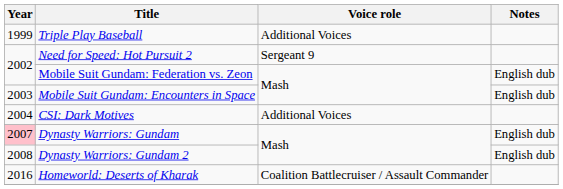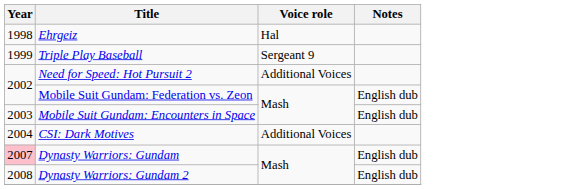+ row: (58, 34)
(306, 34) Additional Voices -> (288, 54) Sergeant 9
(288, 54) Sergeant 9 -> (306, 74) Additional Voices
- row: (118, 174)
